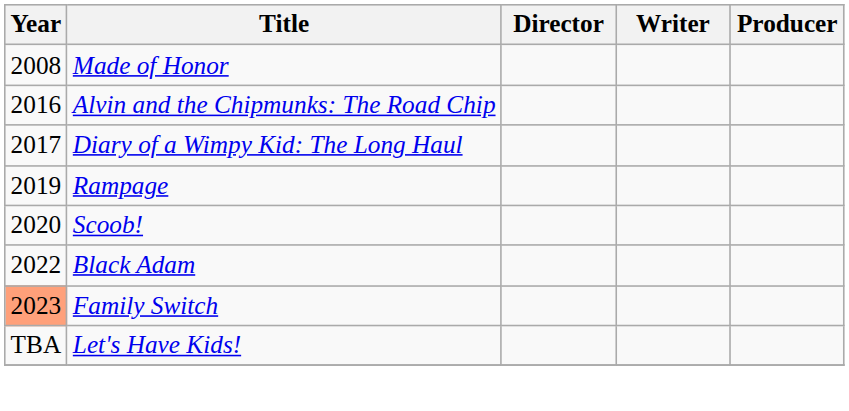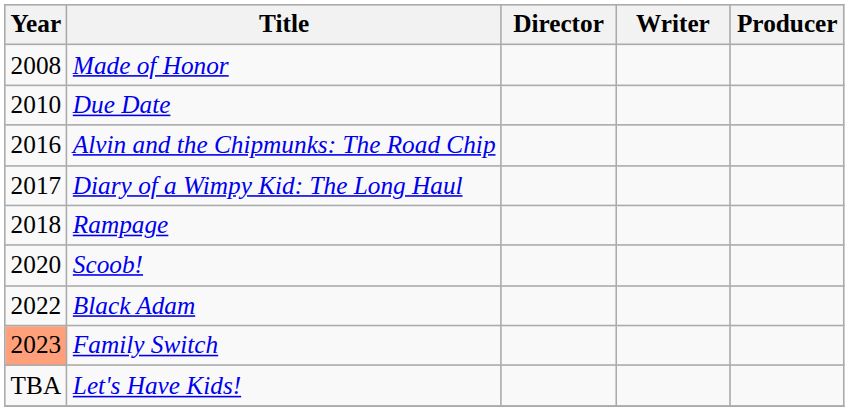+ row: (122, 104)
(36, 184) 2019 -> (36, 225) 2018
